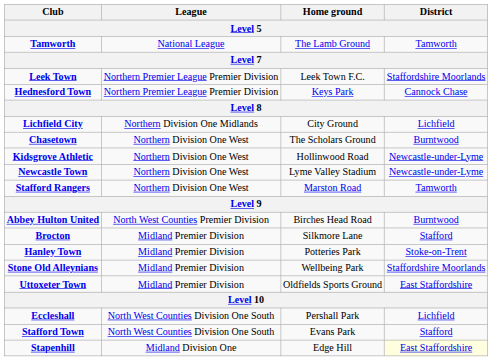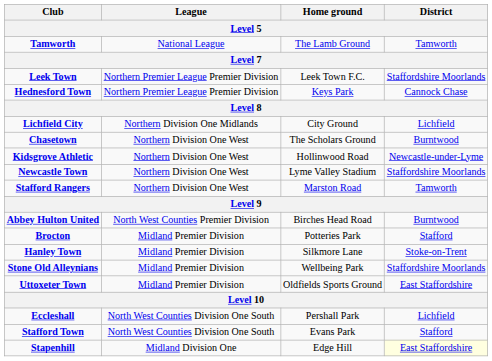(436, 172) Newcastle-under-Lyme -> (436, 172) Staffordshire Moorlands
(333, 236) Silkmore Lane -> (333, 236) Potteries Park
(333, 252) Potteries Park -> (333, 252) Silkmore Lane
